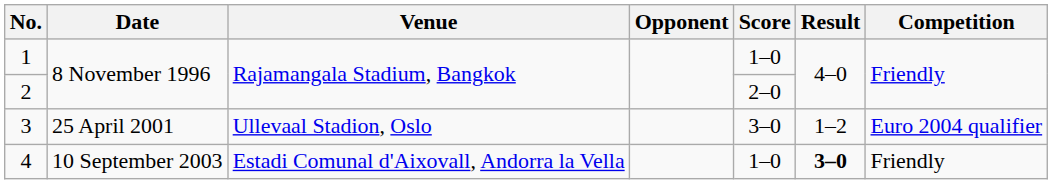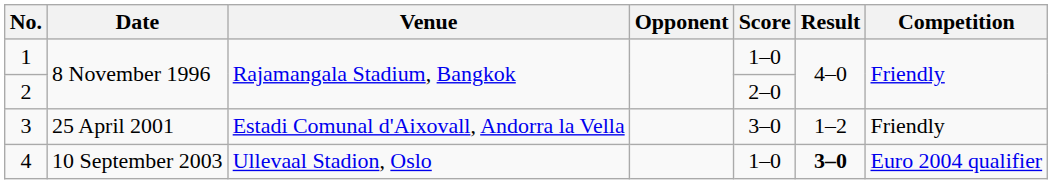(332, 126) Ullevaal Stadion, Oslo -> (429, 126) Estadi Comunal d'Aixovall, Andorra la Vella
(956, 126) Euro 2004 qualifier -> (908, 126) Friendly
(429, 160) Estadi Comunal d'Aixovall, Andorra la Vella -> (332, 160) Ullevaal Stadion, Oslo
(908, 160) Friendly -> (956, 160) Euro 2004 qualifier
